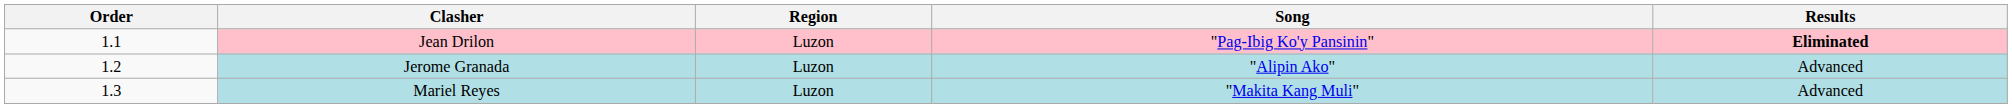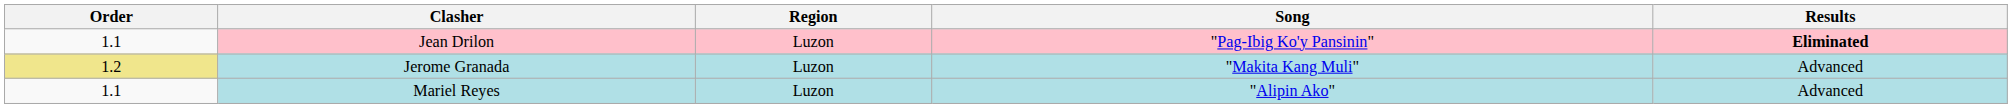(111, 66) no background -> (111, 66) khaki background
(1292, 66) "Alipin Ako" -> (1292, 66) "Makita Kang Muli"
(111, 91) 1.3 -> (111, 91) 1.1
(1292, 91) "Makita Kang Muli" -> (1292, 91) "Alipin Ako"
